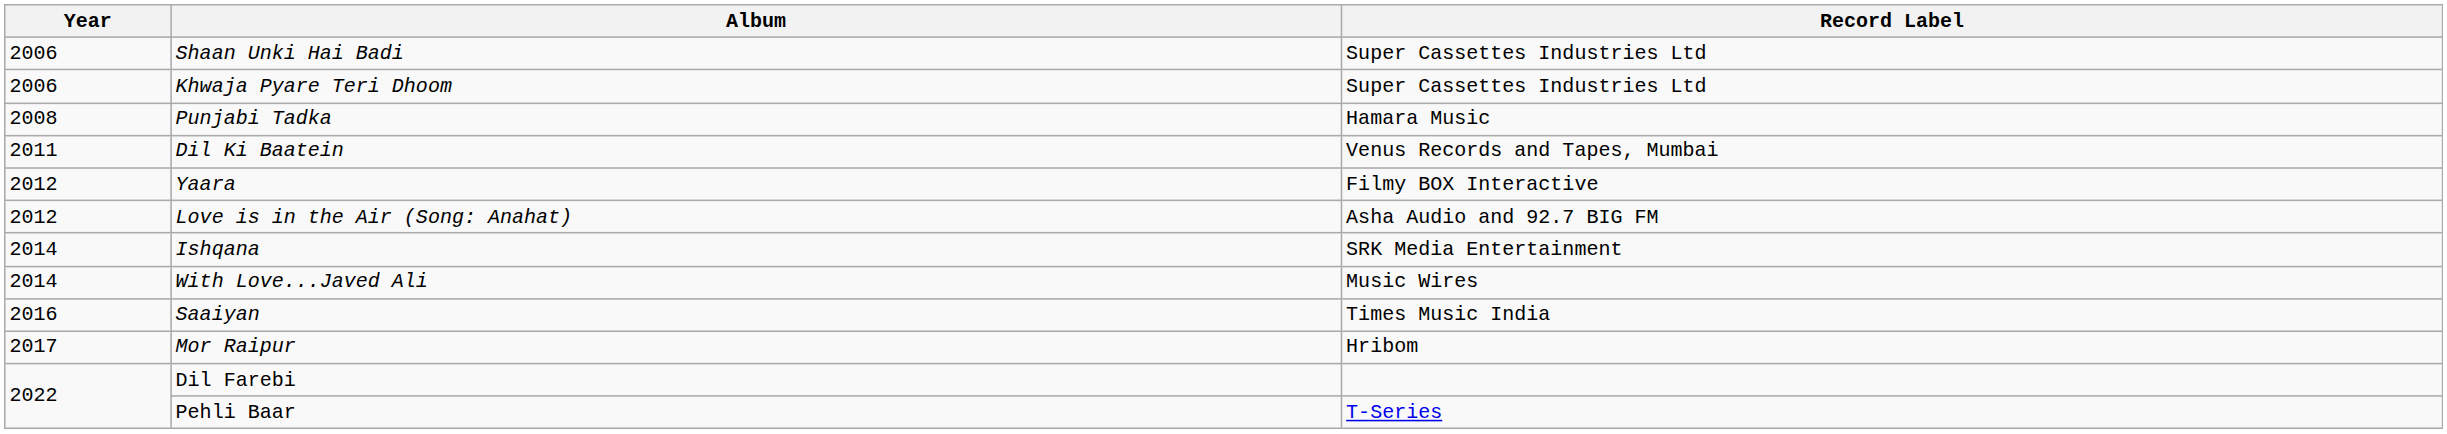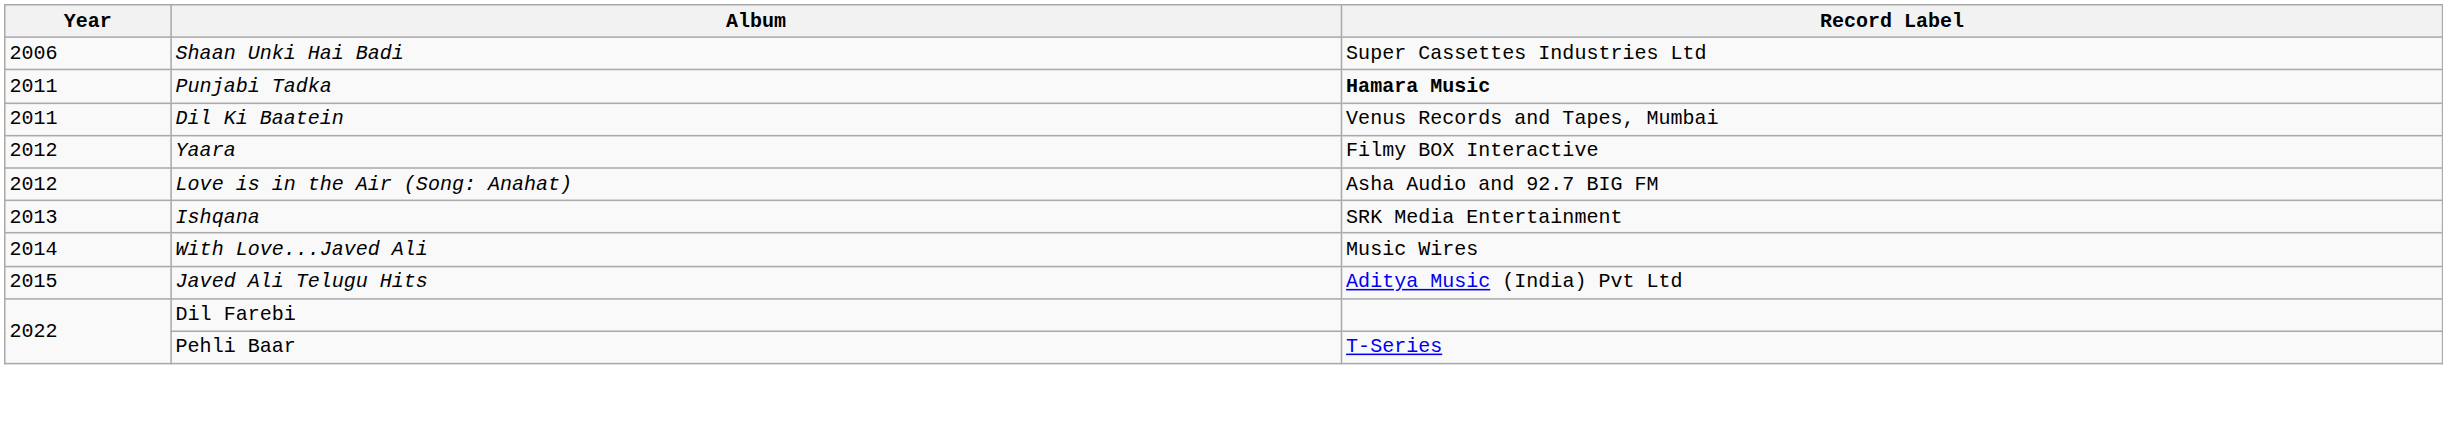- row: (314, 86)
(34, 119) 2008 -> (34, 86) 2011
(1418, 119) normal -> (1418, 86) bold
(34, 249) 2014 -> (34, 217) 2013
+ row: (302, 282)
- row: (218, 315)
- row: (236, 347)
